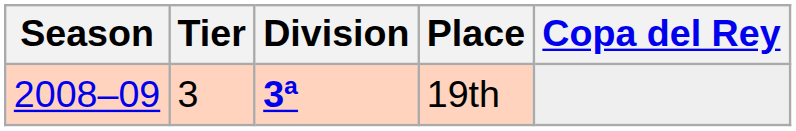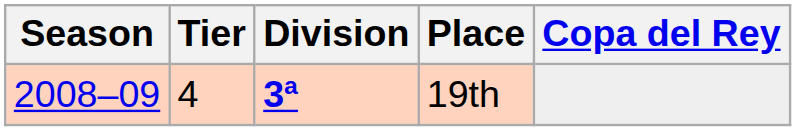(188, 93) 3 -> (188, 93) 4
